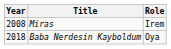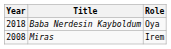rows swapped: (85, 37) <-> (42, 24)
